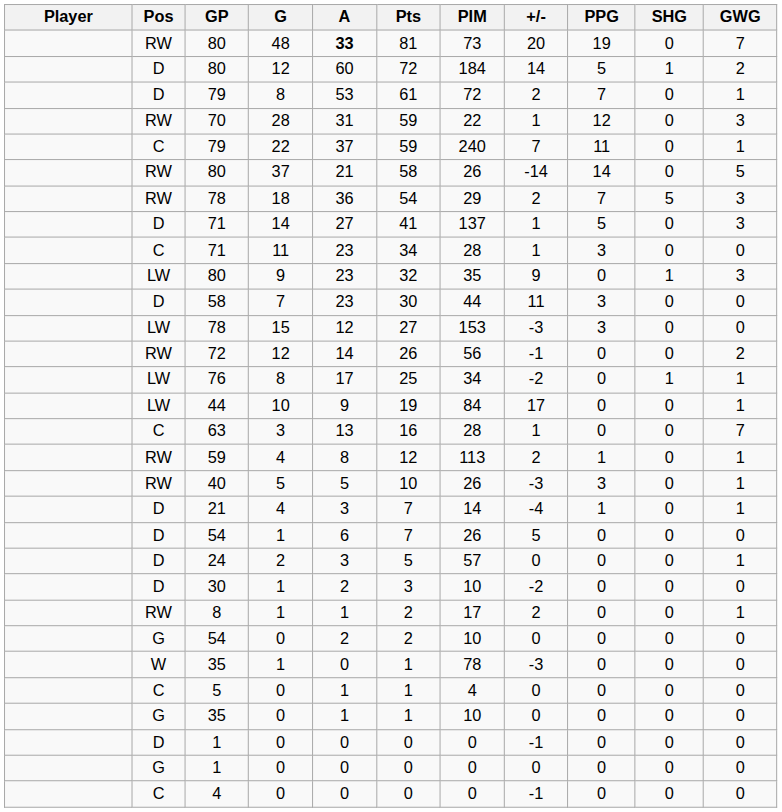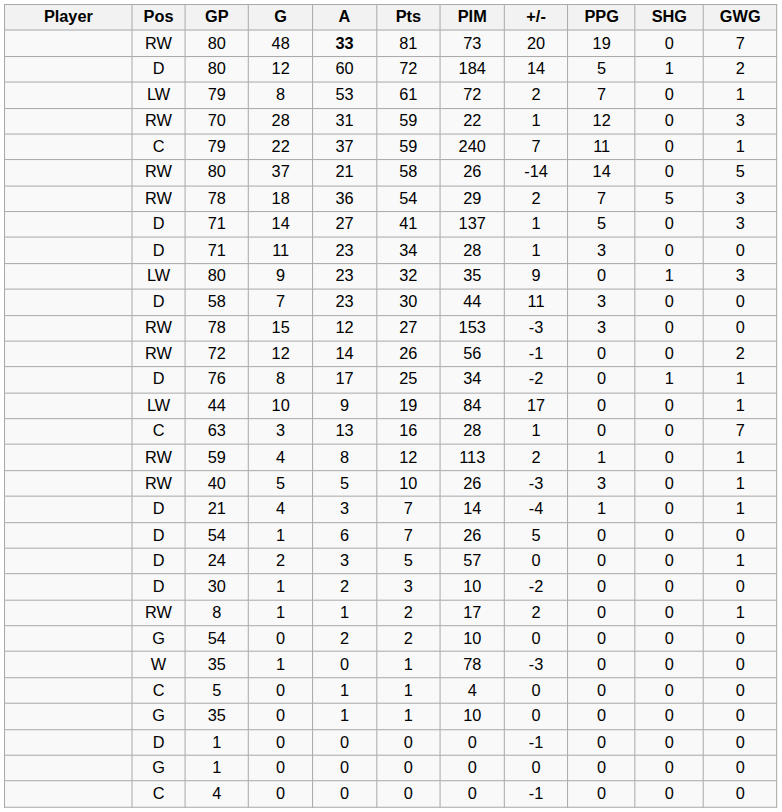(159, 95) D -> (159, 95) LW
(159, 250) C -> (159, 250) D
(159, 328) LW -> (159, 328) RW
(159, 379) LW -> (159, 379) D
